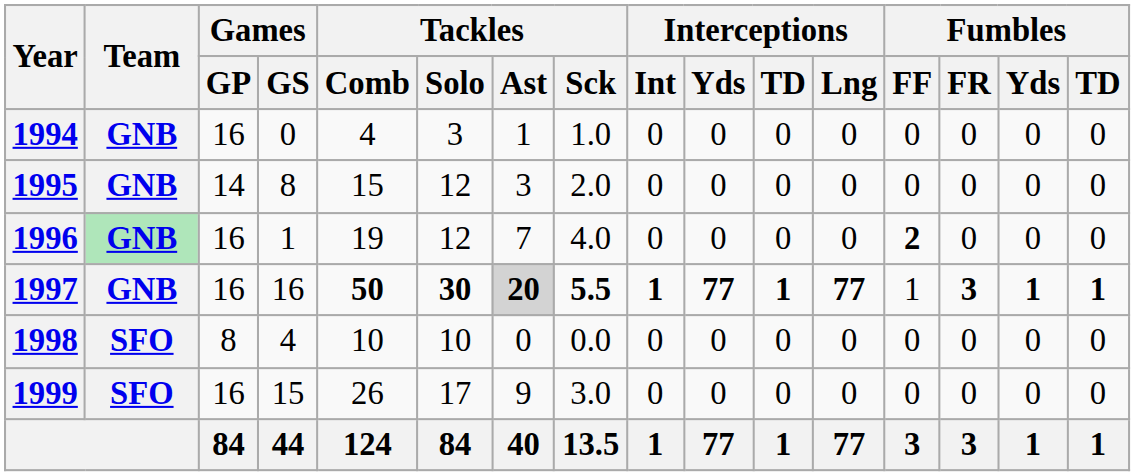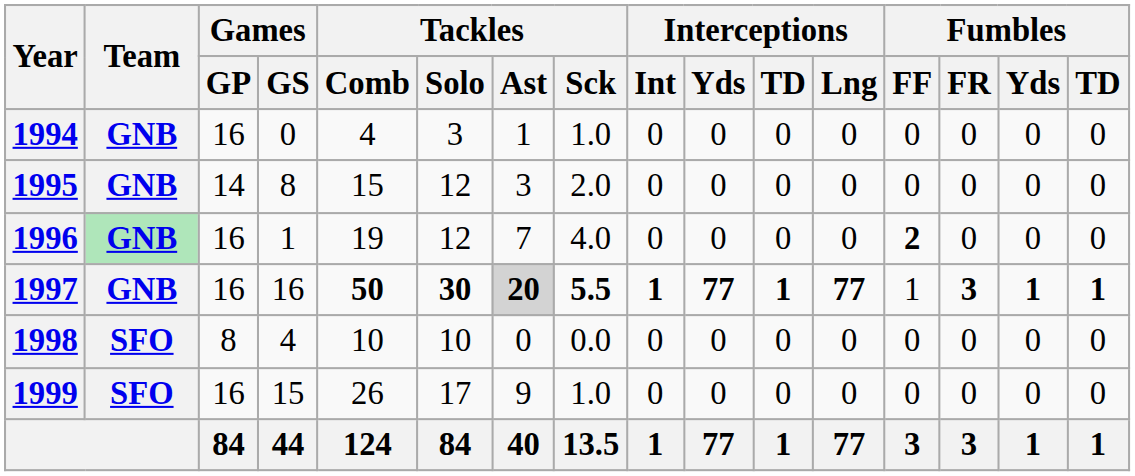(591, 392) 3.0 -> (591, 392) 1.0
